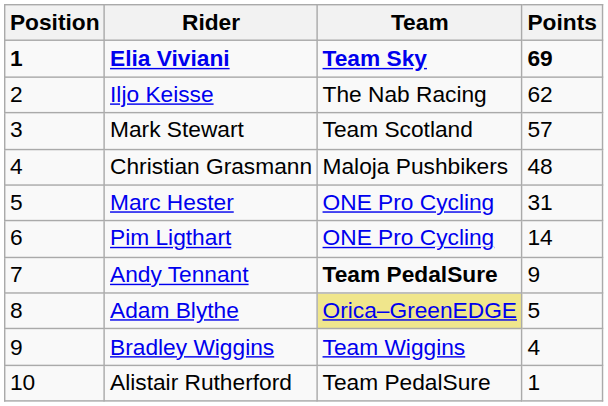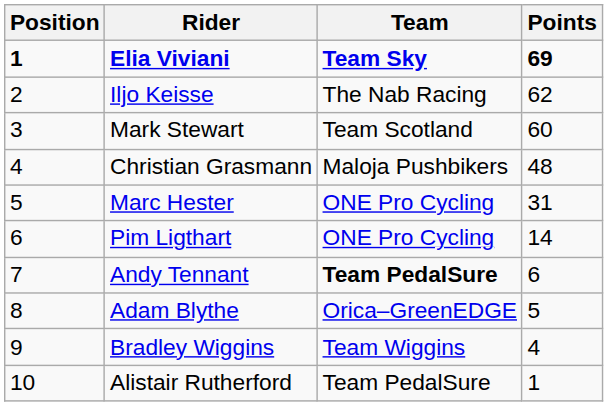(540, 130) 57 -> (540, 130) 60
(534, 274) 9 -> (534, 274) 6
(420, 310) khaki background -> (420, 310) no background
